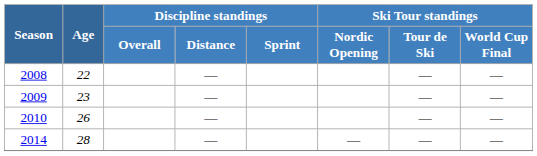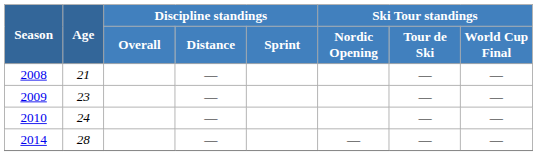(83, 74) 22 -> (83, 74) 21
(83, 118) 26 -> (83, 118) 24
